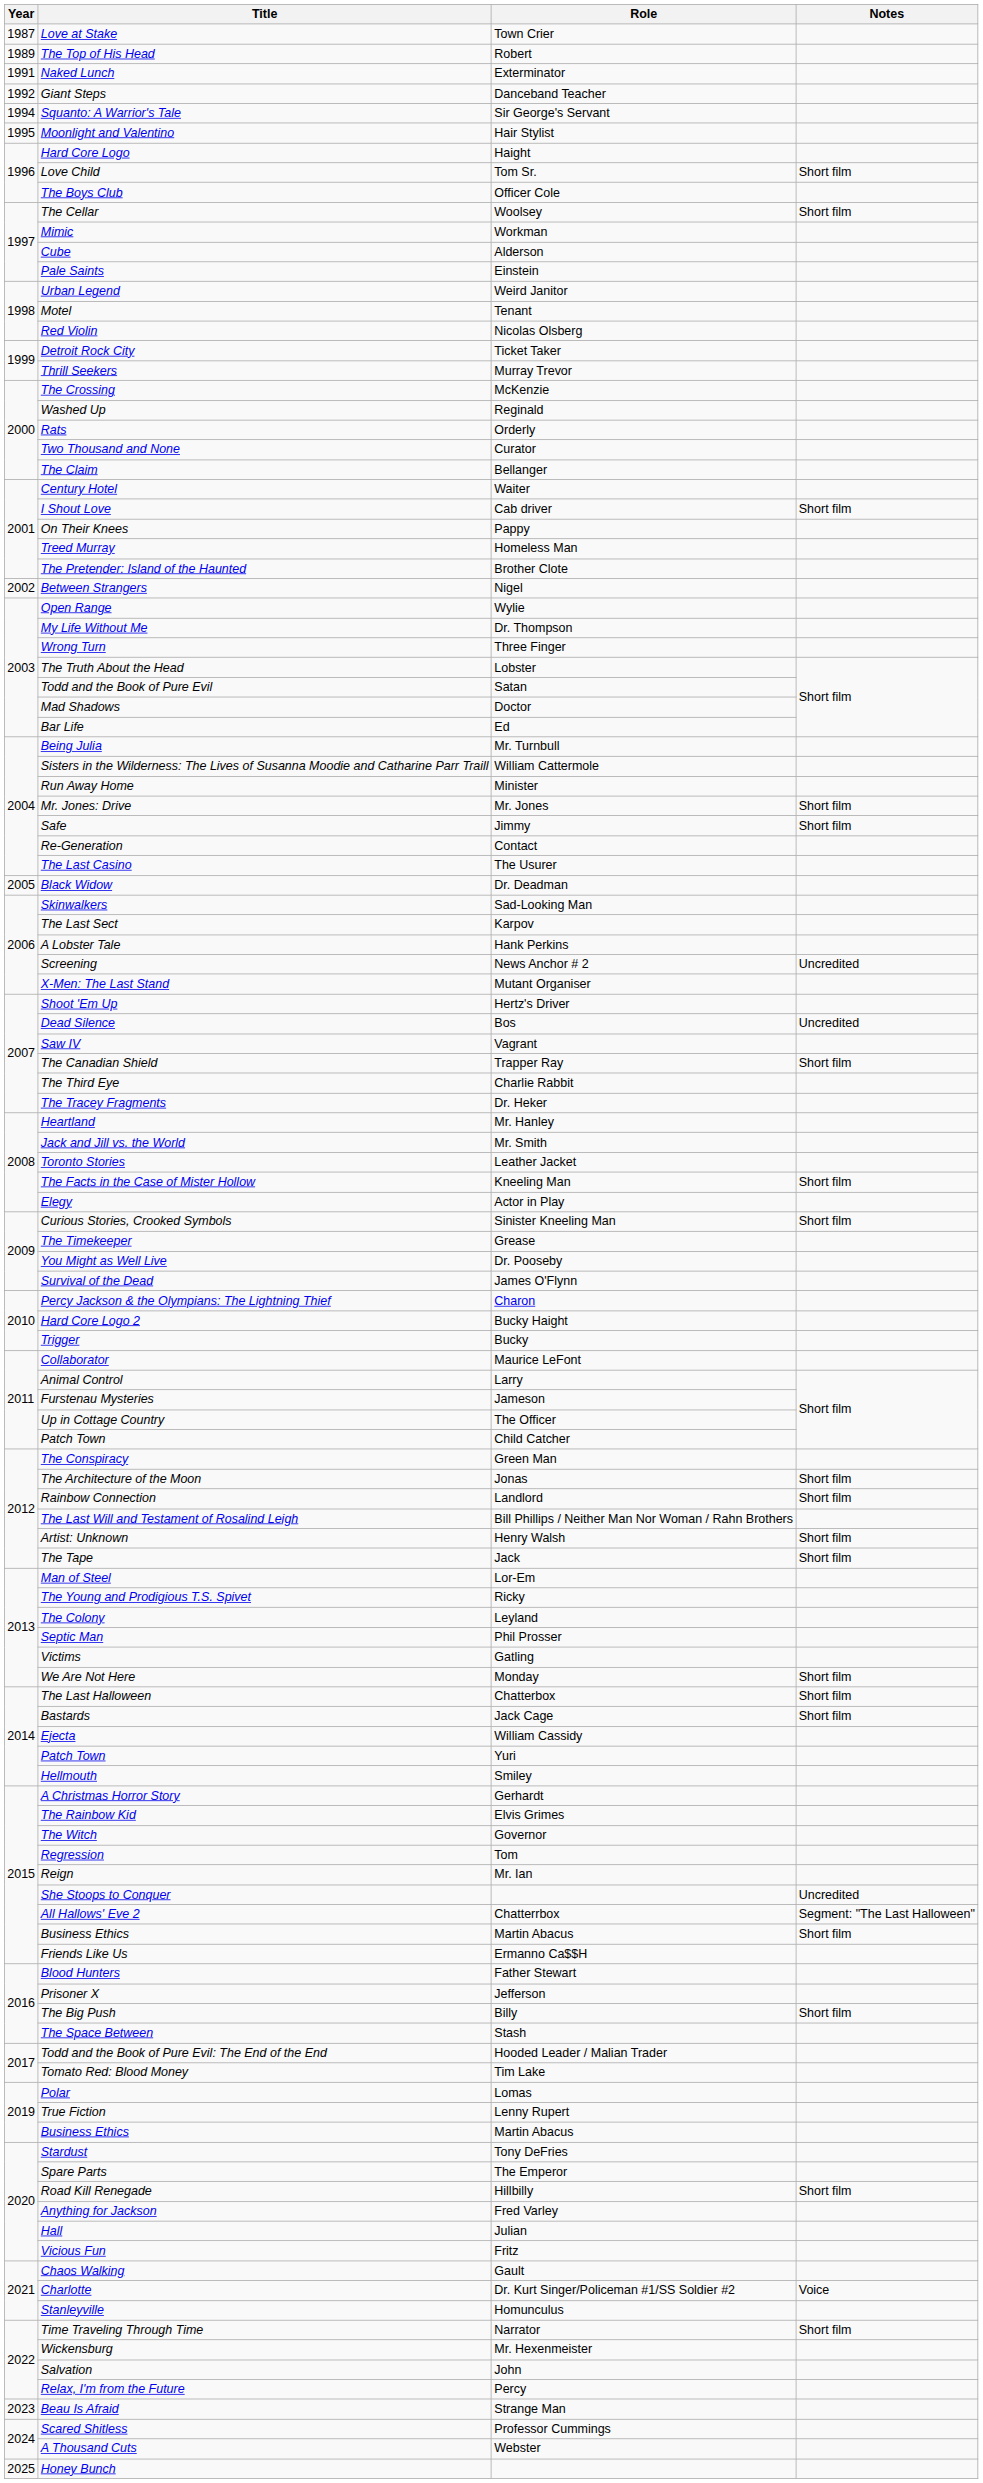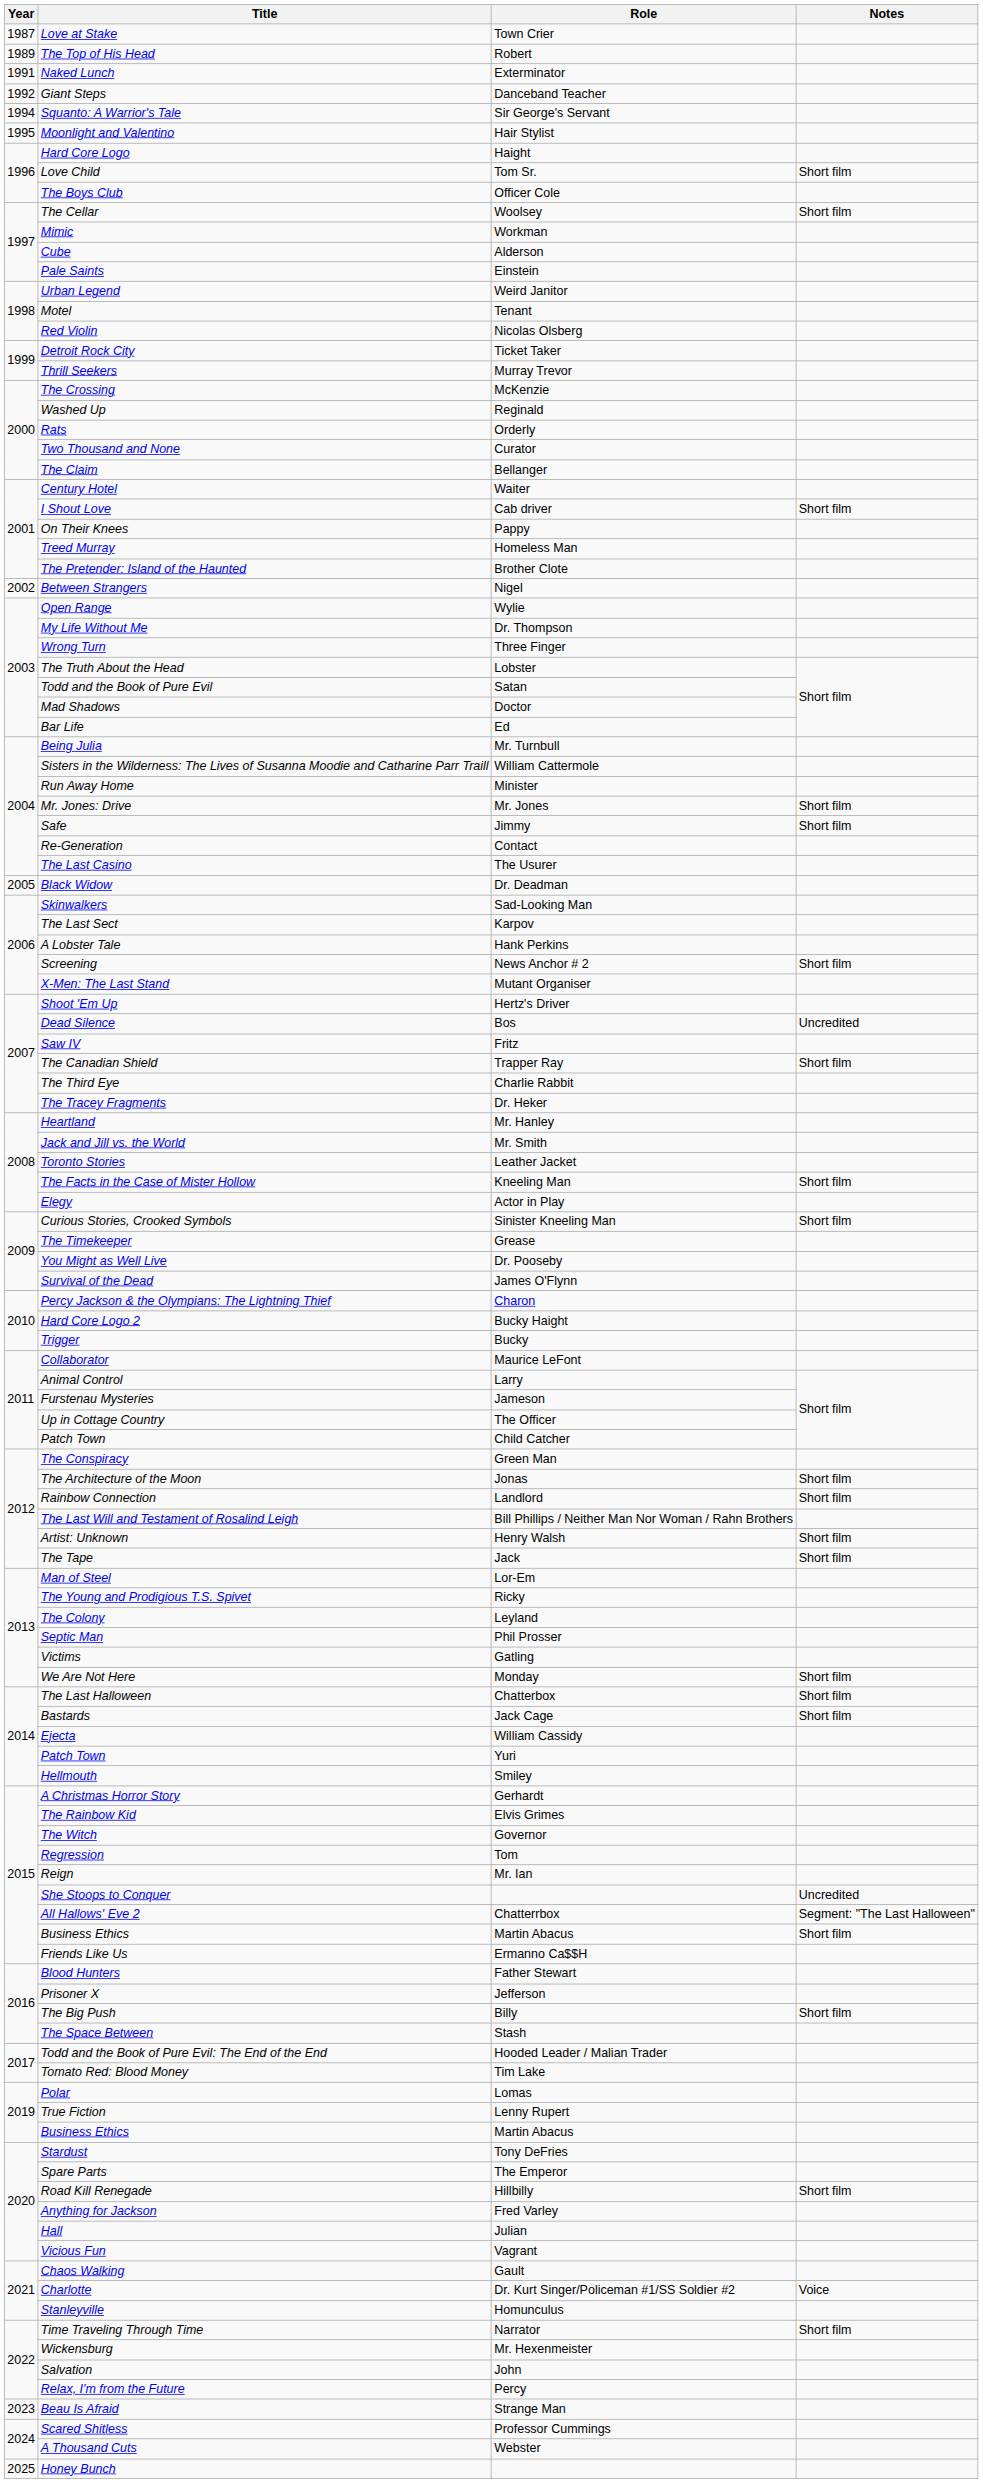(829, 964) Uncredited -> (825, 964) Short film
(516, 1043) Vagrant -> (506, 1043) Fritz
(506, 2250) Fritz -> (516, 2250) Vagrant
